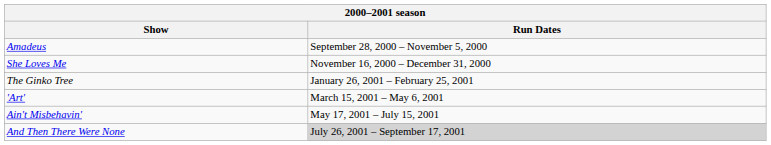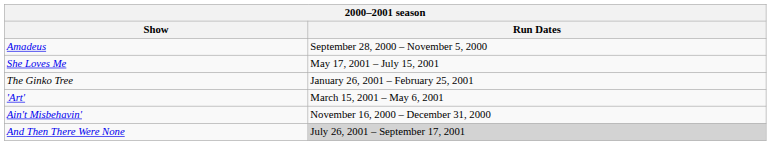(401, 64) November 16, 2000 – December 31, 2000 -> (375, 64) May 17, 2001 – July 15, 2001
(375, 115) May 17, 2001 – July 15, 2001 -> (401, 115) November 16, 2000 – December 31, 2000
